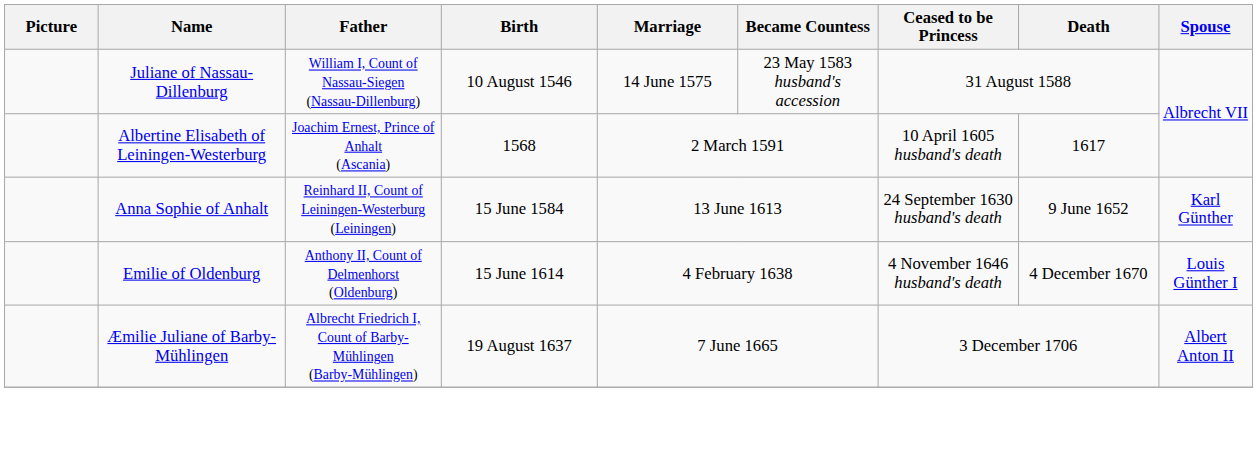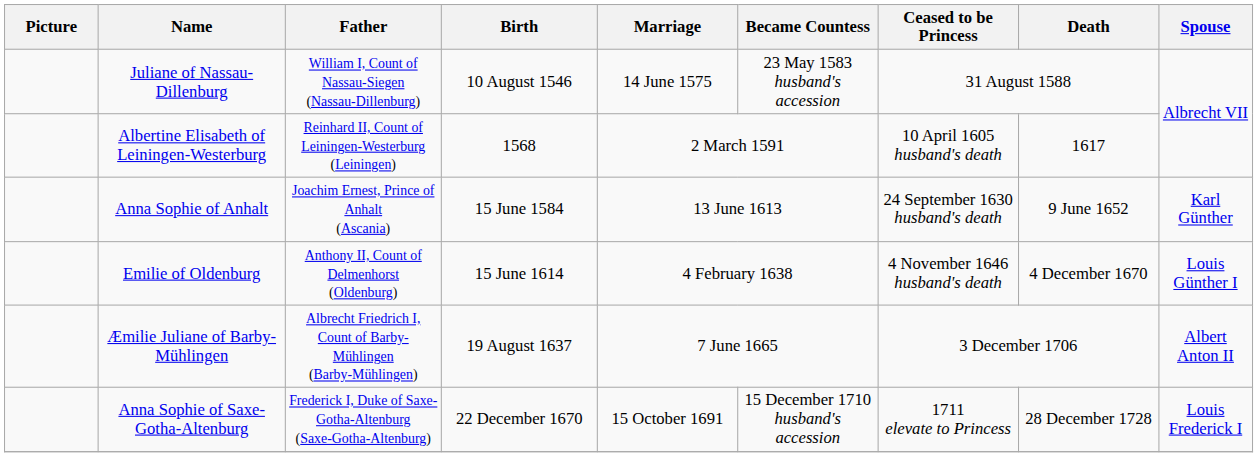(363, 146) Joachim Ernest, Prince of Anhalt (Ascania) -> (363, 146) Reinhard II, Count of Leiningen-Westerburg (Leiningen)
(363, 210) Reinhard II, Count of Leiningen-Westerburg (Leiningen) -> (363, 210) Joachim Ernest, Prince of Anhalt (Ascania)
+ row: (192, 419)
